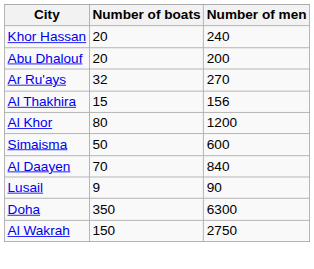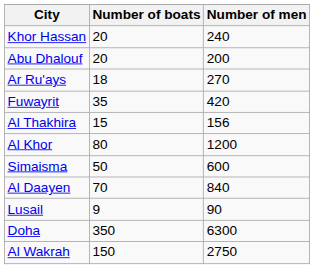(100, 79) 32 -> (100, 79) 18
+ row: (33, 101)
